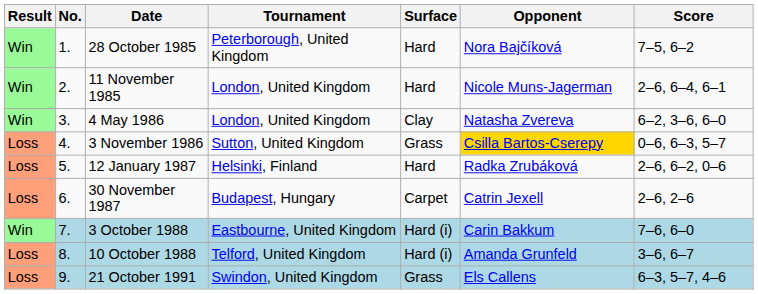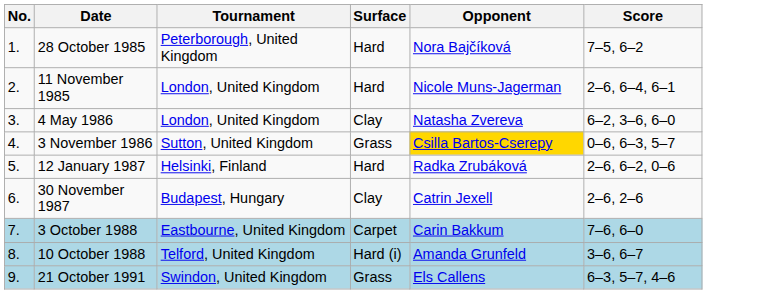- column: (30, 15)
(426, 198) Carpet -> (368, 198) Clay
(428, 229) Hard (i) -> (375, 229) Carpet
